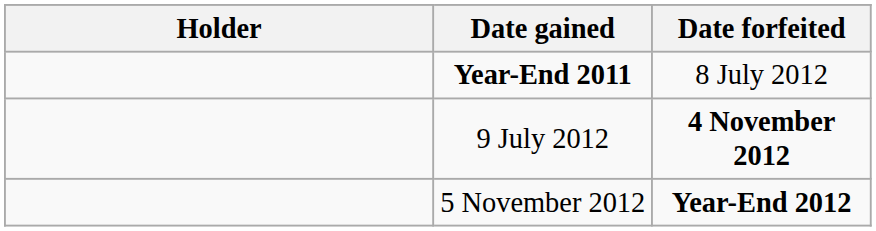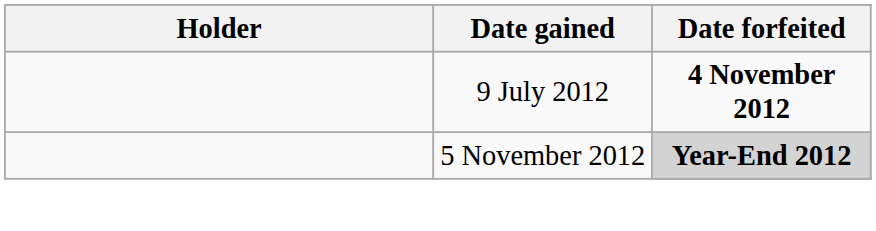- row: (543, 74)
(762, 202) no background -> (762, 155) lightgrey background
